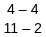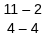rows swapped: (23, 9) <-> (23, 28)
